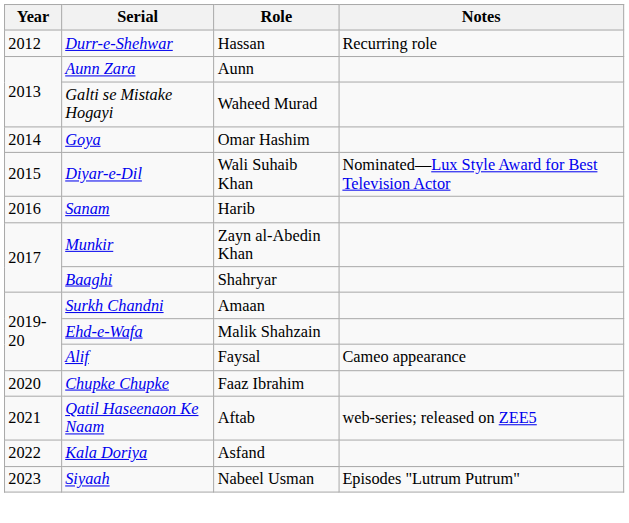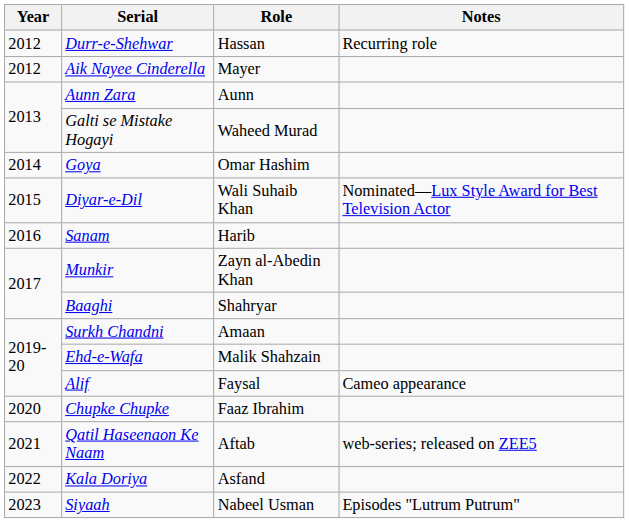+ row: (135, 69)
